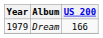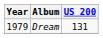(80, 26) 166 -> (80, 26) 131
